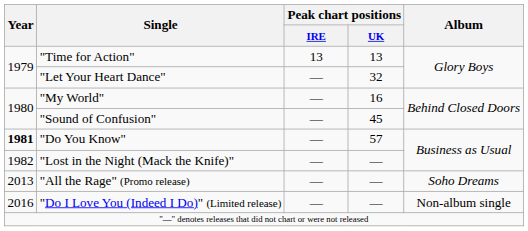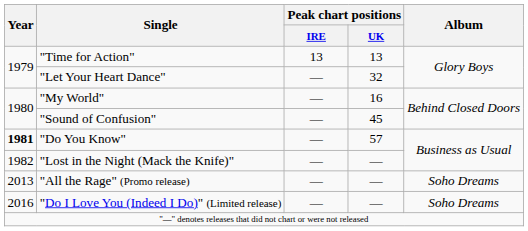(464, 202) Non-album single -> (464, 202) Soho Dreams
